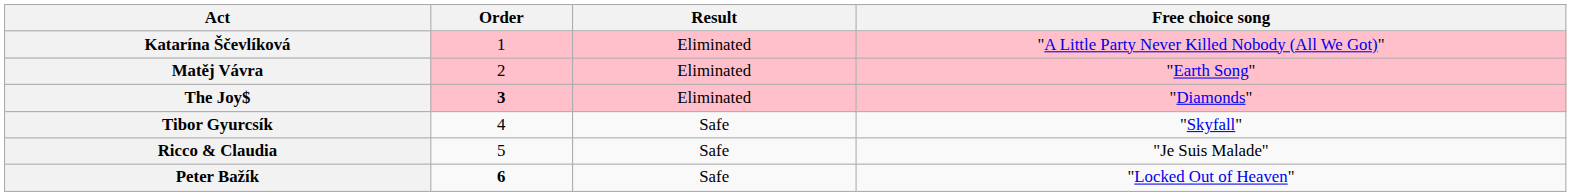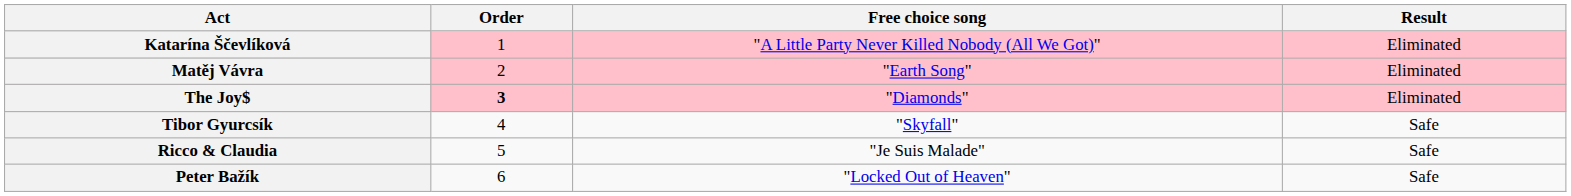columns swapped: (1211, 17) <-> (714, 17)
(501, 177) bold -> (501, 177) normal
